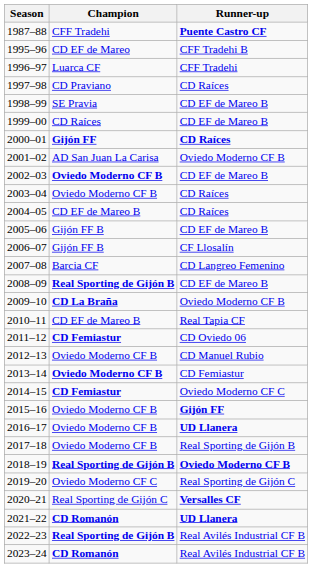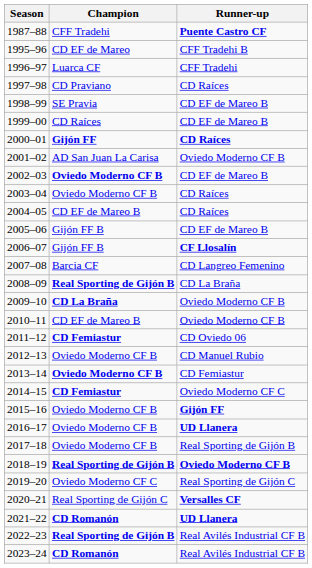(207, 247) normal -> (208, 247) bold
(224, 283) CD EF de Mareo B -> (210, 283) CD La Braña
(212, 319) Real Tapia CF -> (232, 319) Oviedo Moderno CF B
